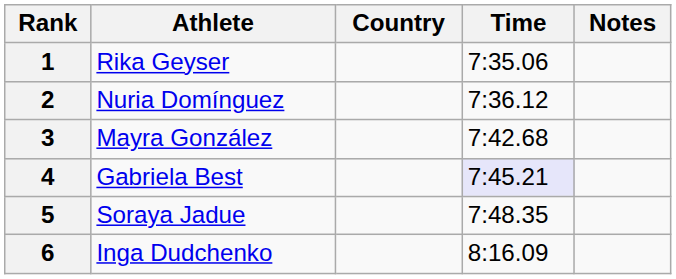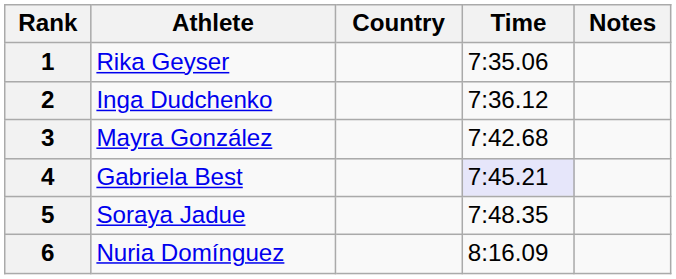(190, 100) Nuria Domínguez -> (184, 100) Inga Dudchenko
(184, 253) Inga Dudchenko -> (190, 253) Nuria Domínguez
